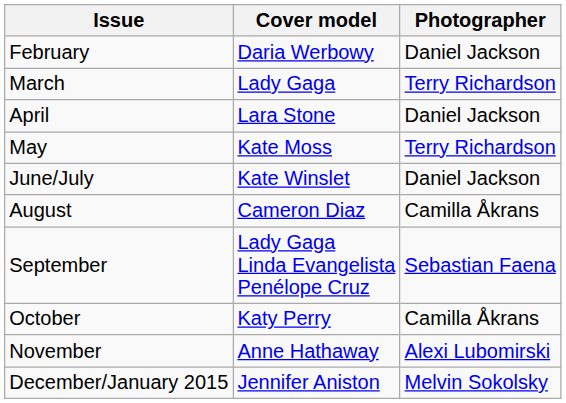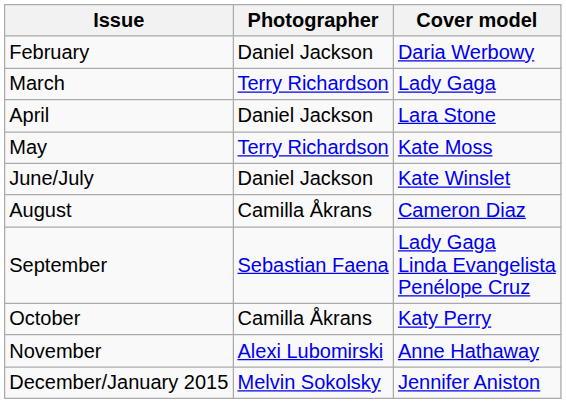columns swapped: (316, 20) <-> (480, 20)
